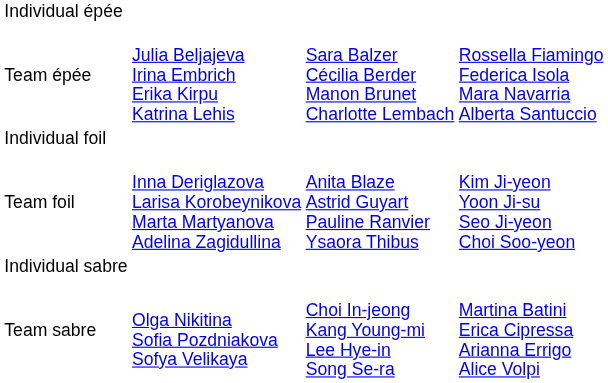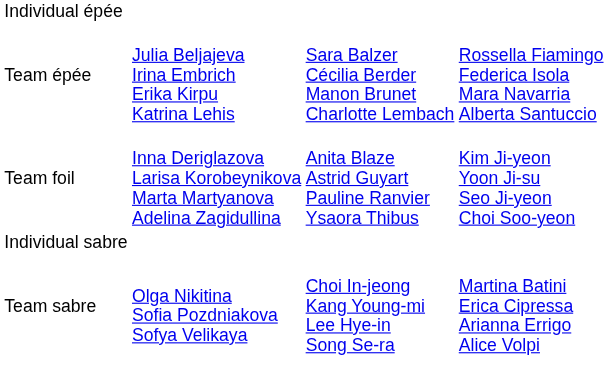- row: (55, 138)
